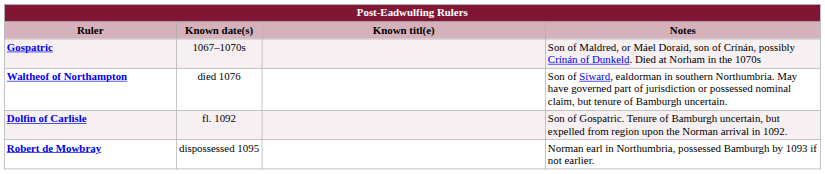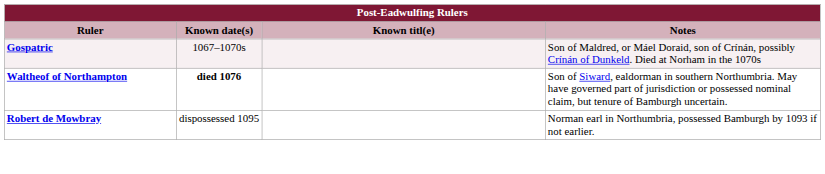(219, 77) normal -> (219, 77) bold
- row: (47, 118)
